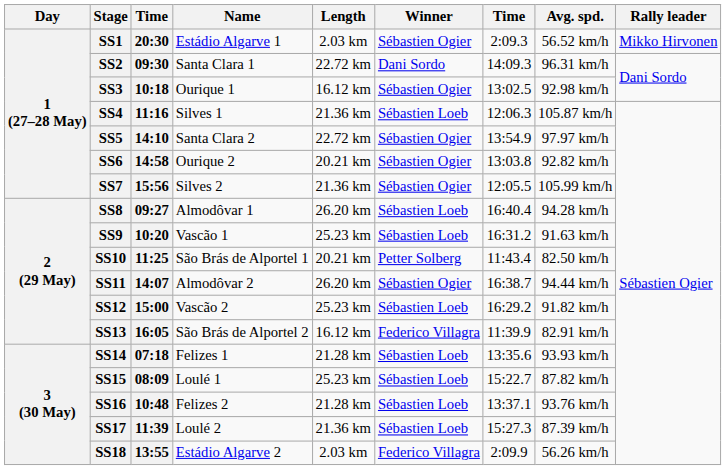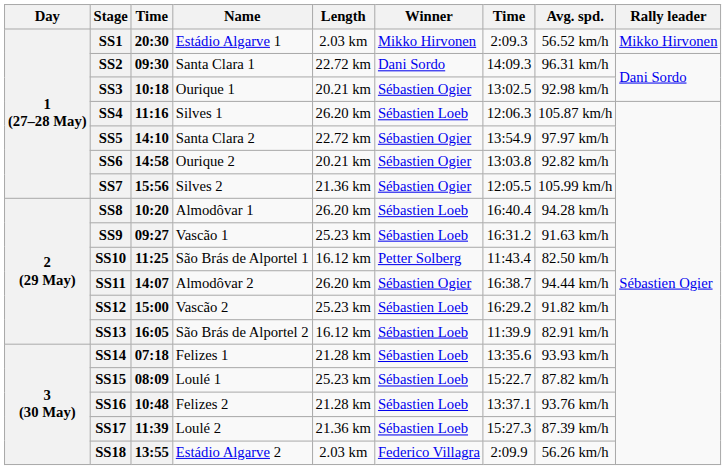(425, 41) Sébastien Ogier -> (427, 41) Mikko Hirvonen
(343, 89) 16.12 km -> (343, 89) 20.21 km
(343, 113) 21.36 km -> (343, 113) 26.20 km
(152, 210) 09:27 -> (152, 210) 10:20
(152, 235) 10:20 -> (152, 235) 09:27
(343, 259) 20.21 km -> (343, 259) 16.12 km
(429, 331) Federico Villagra -> (423, 331) Sébastien Loeb
